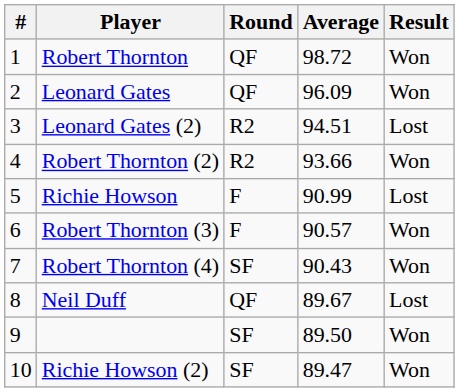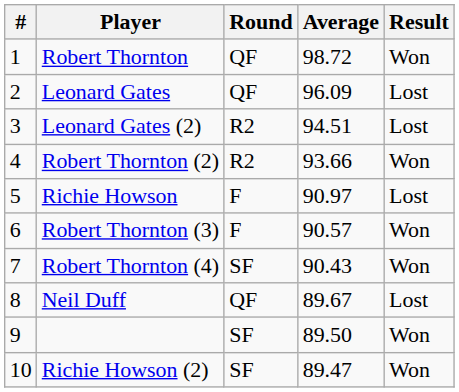(410, 91) Won -> (409, 91) Lost
(327, 195) 90.99 -> (327, 195) 90.97
